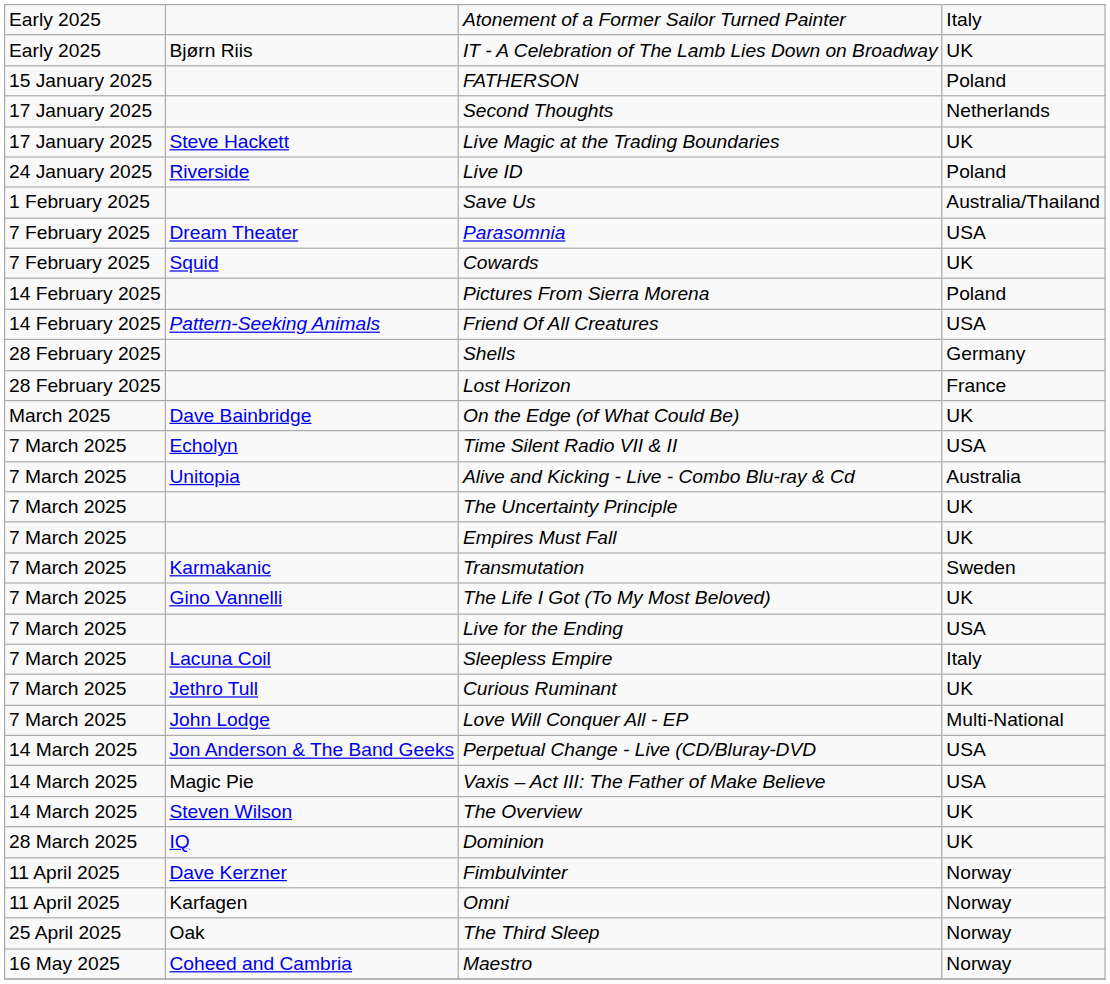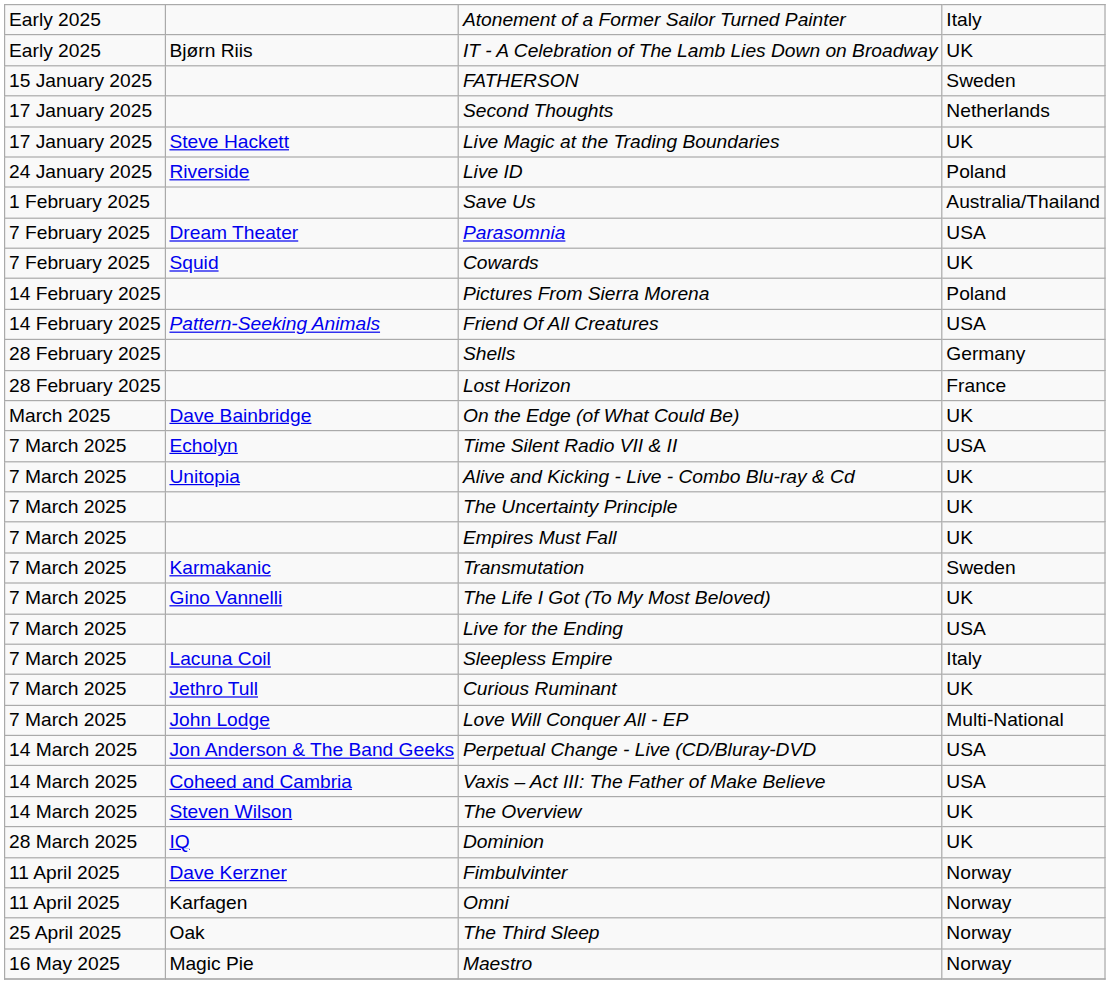(976, 80) Poland -> (981, 80) Sweden
(984, 476) Australia -> (960, 476) UK
(212, 780) Magic Pie -> (261, 780) Coheed and Cambria
(261, 963) Coheed and Cambria -> (212, 963) Magic Pie
